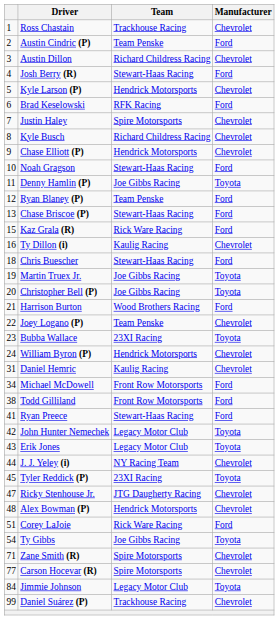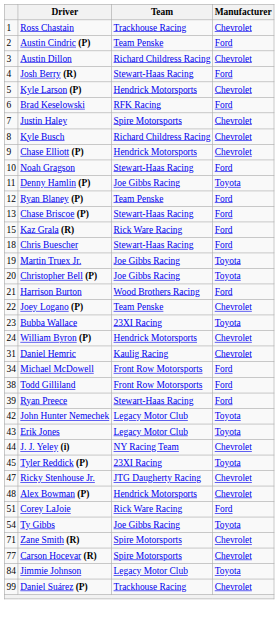- row: (44, 245)
(11, 416) 41 -> (11, 400) 39
